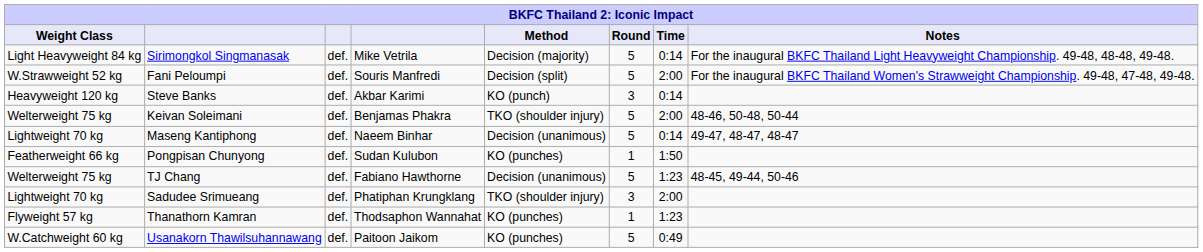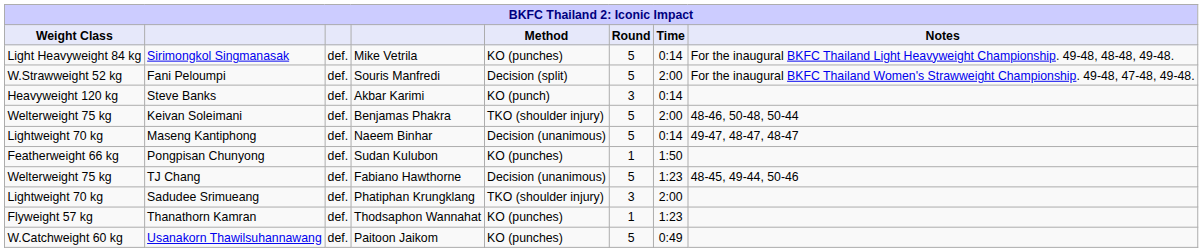(538, 55) Decision (majority) -> (525, 55) KO (punches)
